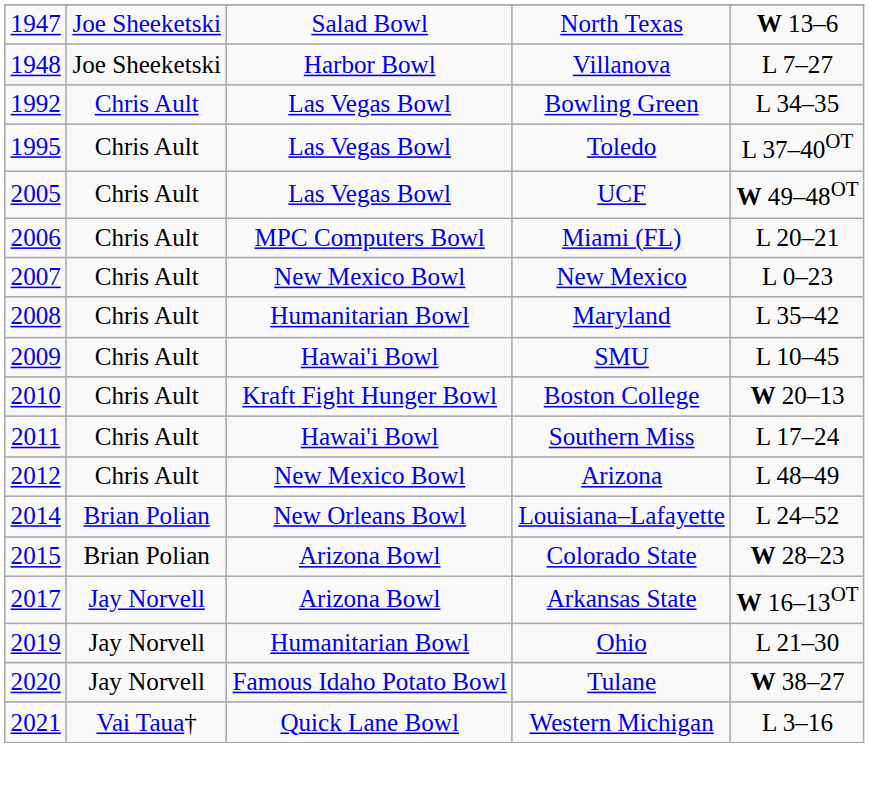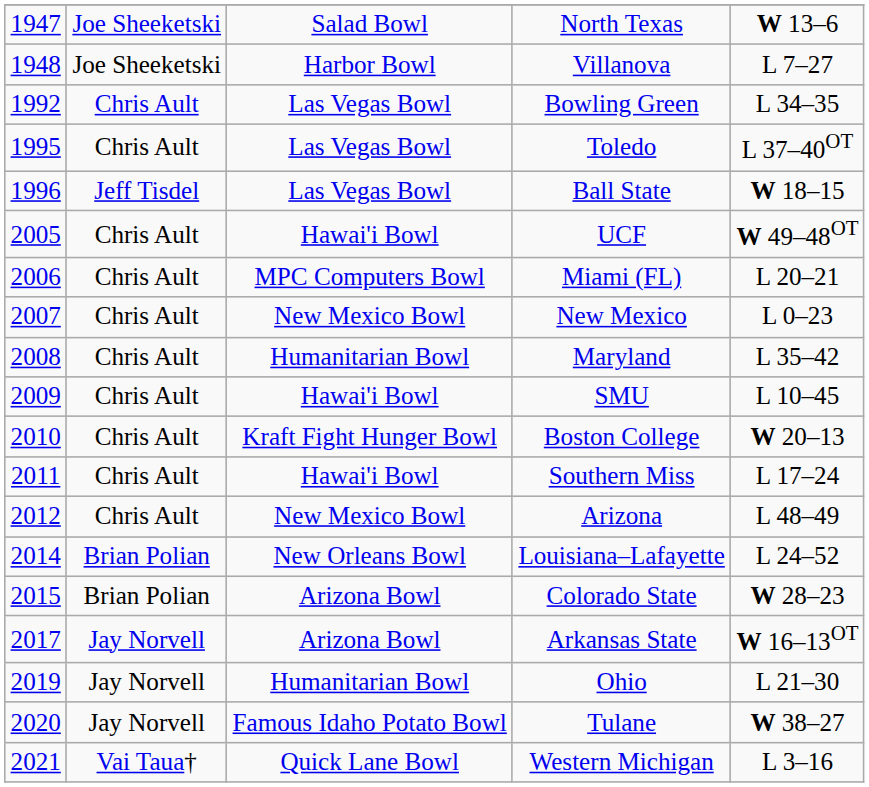+ row: (622, 190)
(370, 193) Las Vegas Bowl -> (370, 233) Hawai'i Bowl
